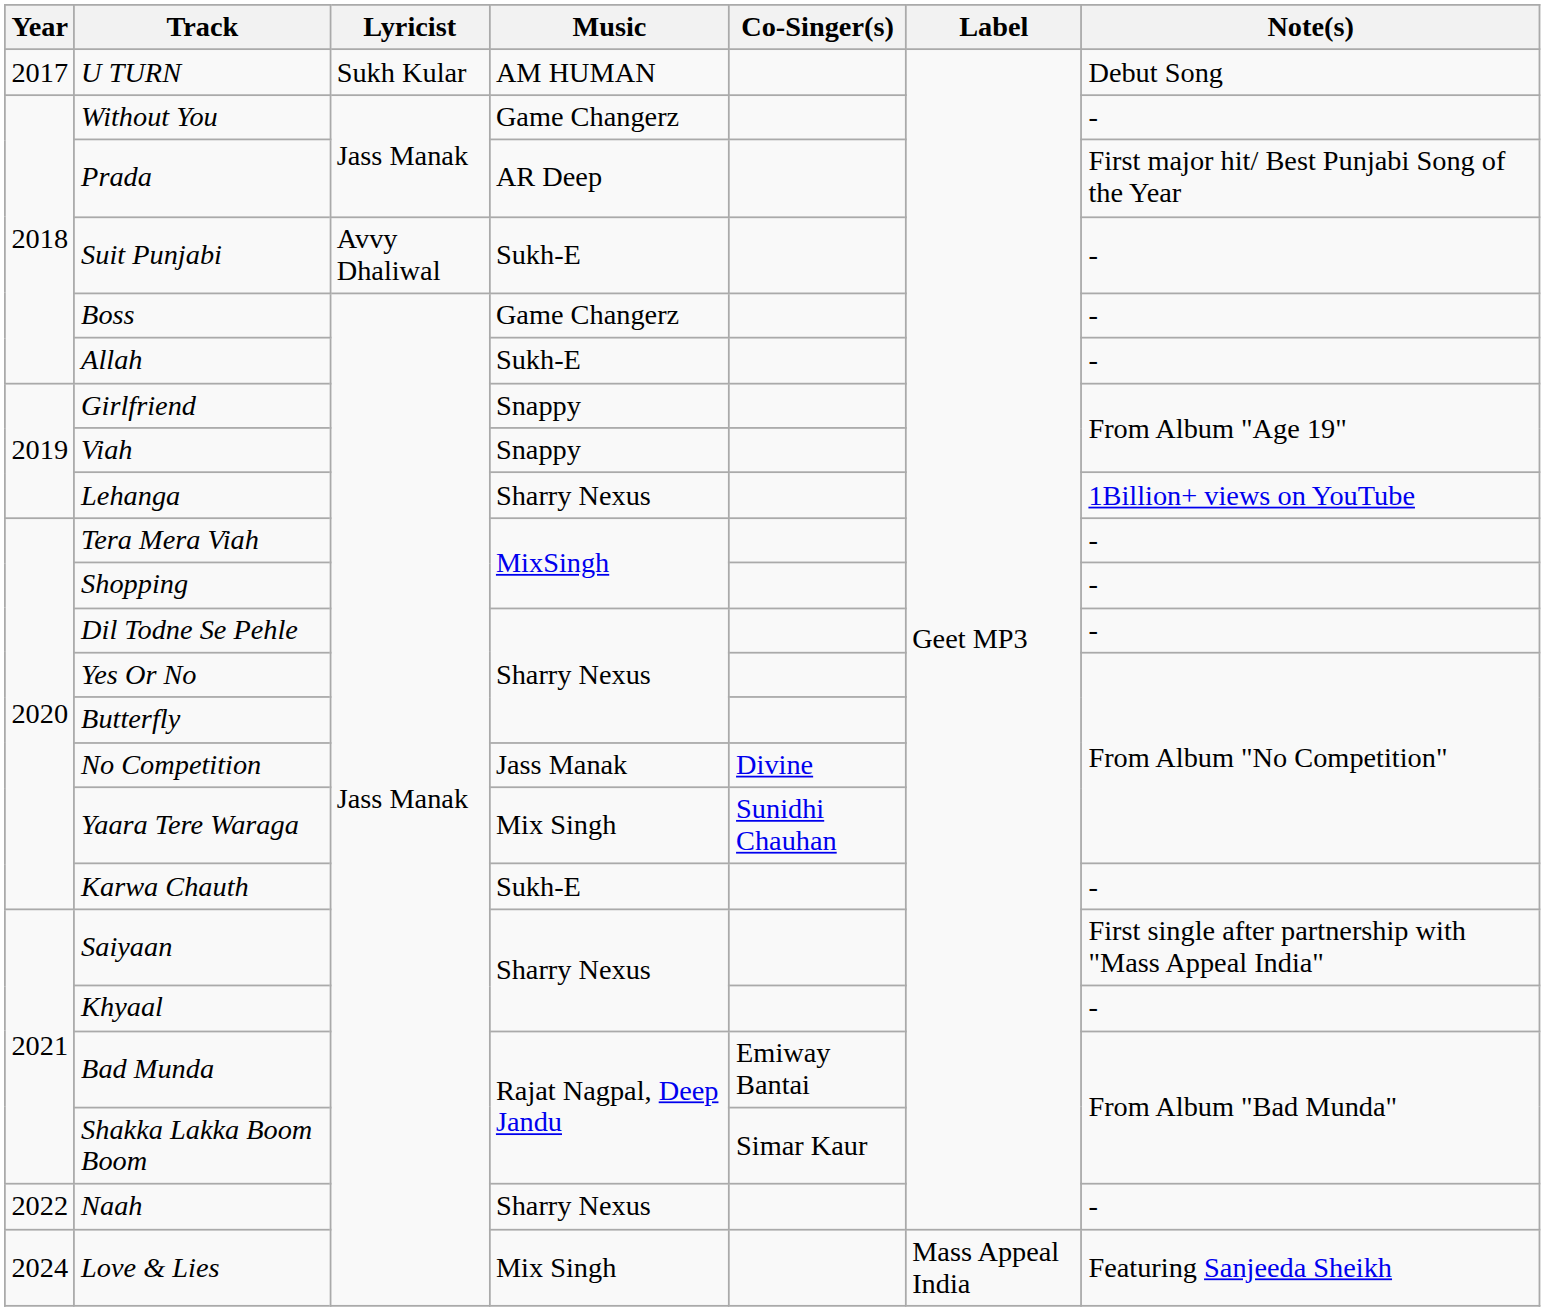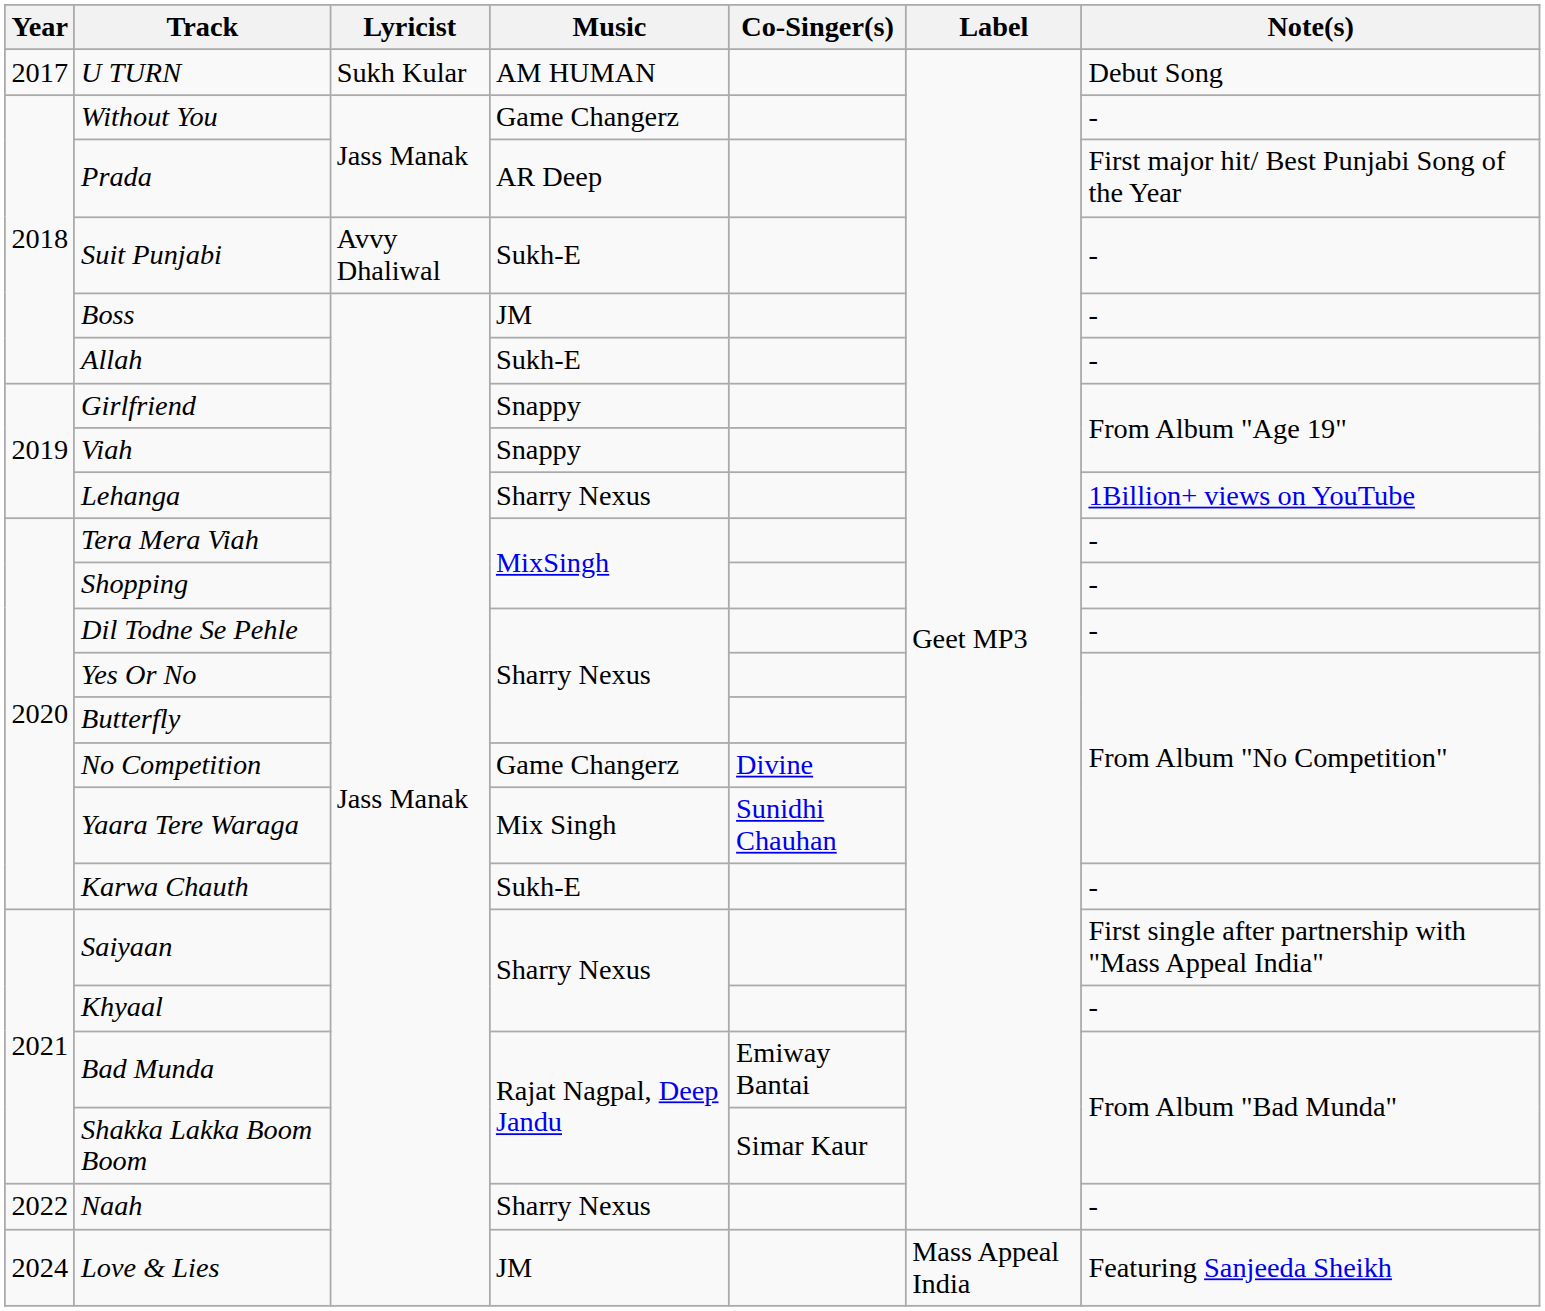(588, 315) Game Changerz -> (514, 315) JM
(562, 764) Jass Manak -> (588, 764) Game Changerz
(556, 1267) Mix Singh -> (514, 1267) JM
